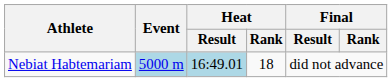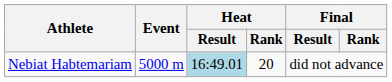(161, 64) lightblue background -> (161, 64) no background
(266, 64) 18 -> (266, 64) 20
